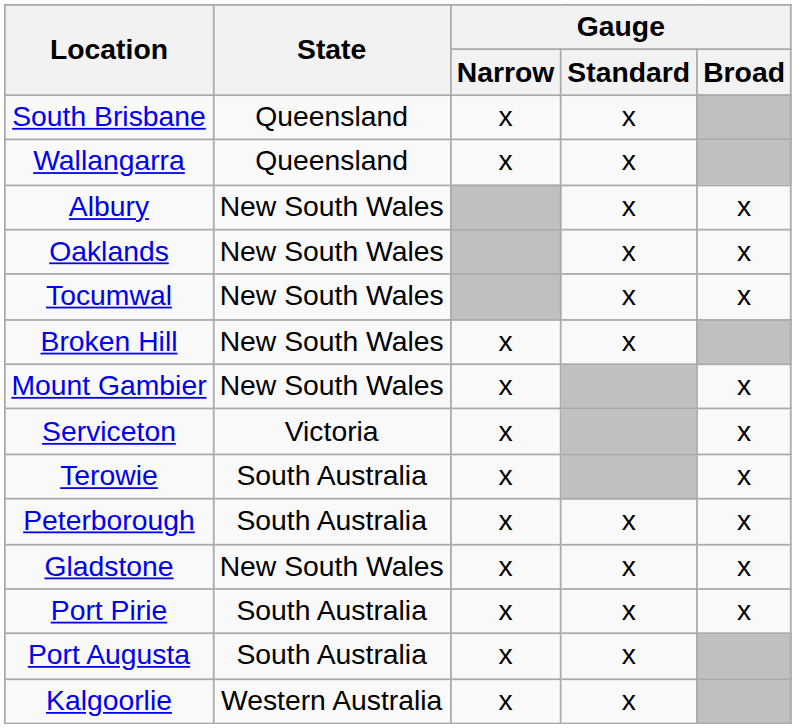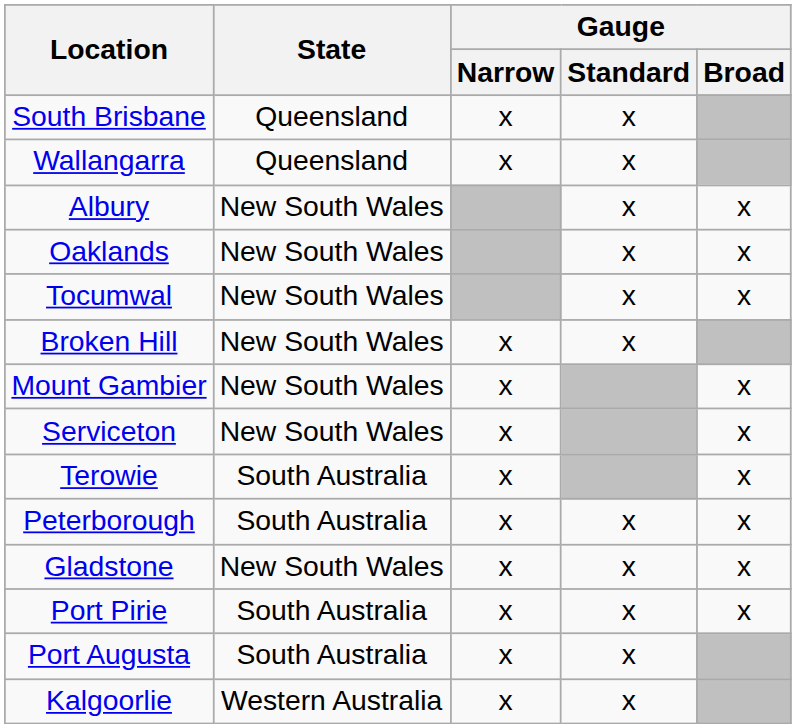(332, 431) Victoria -> (332, 431) New South Wales
